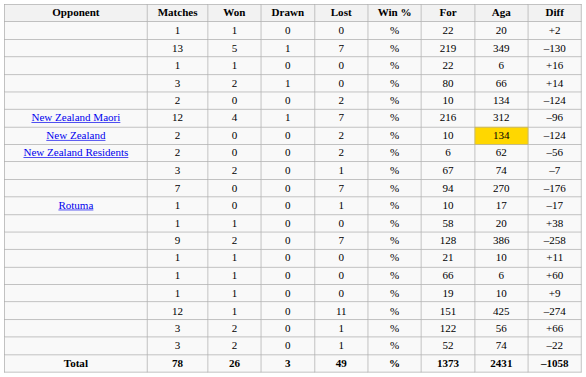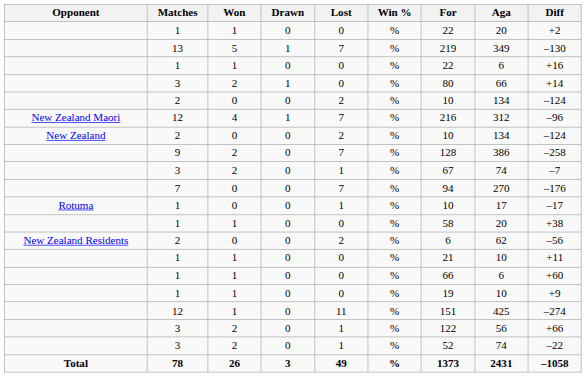(501, 135) gold background -> (501, 135) no background
rows swapped: (76, 153) <-> (76, 241)
